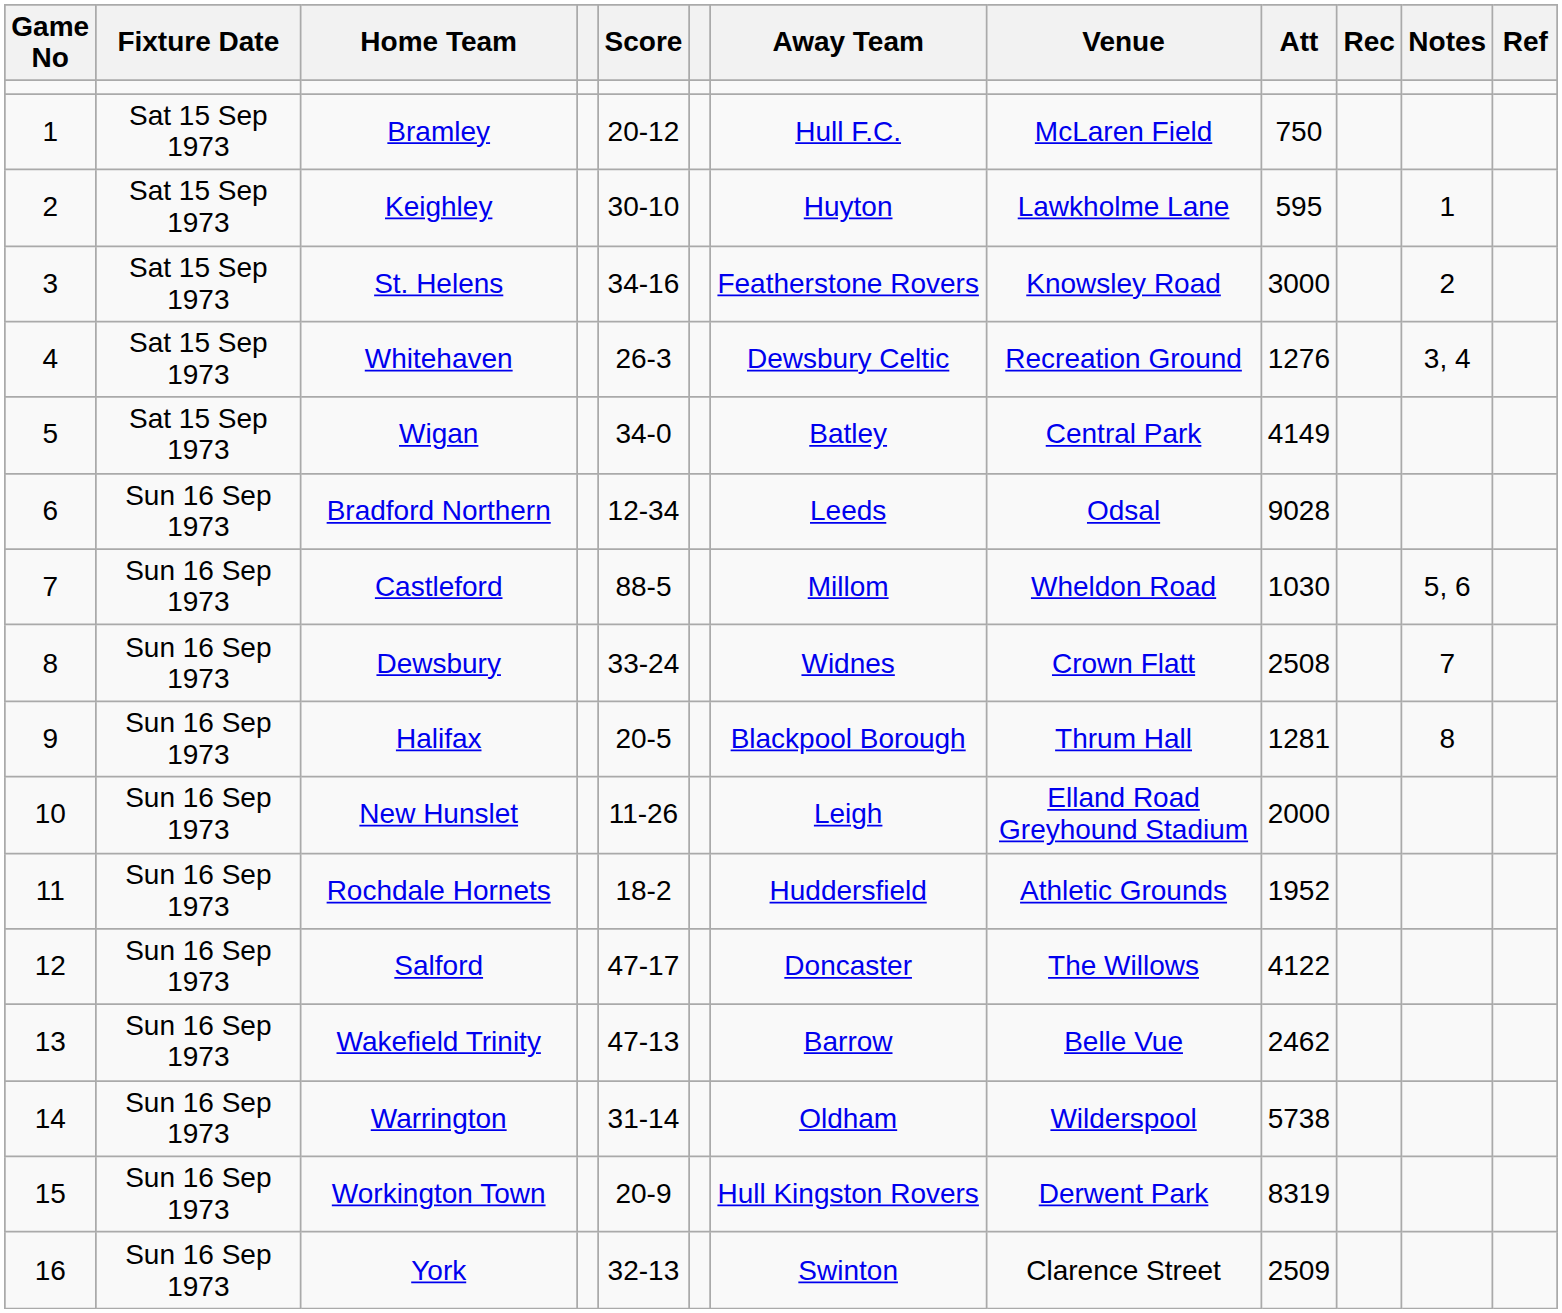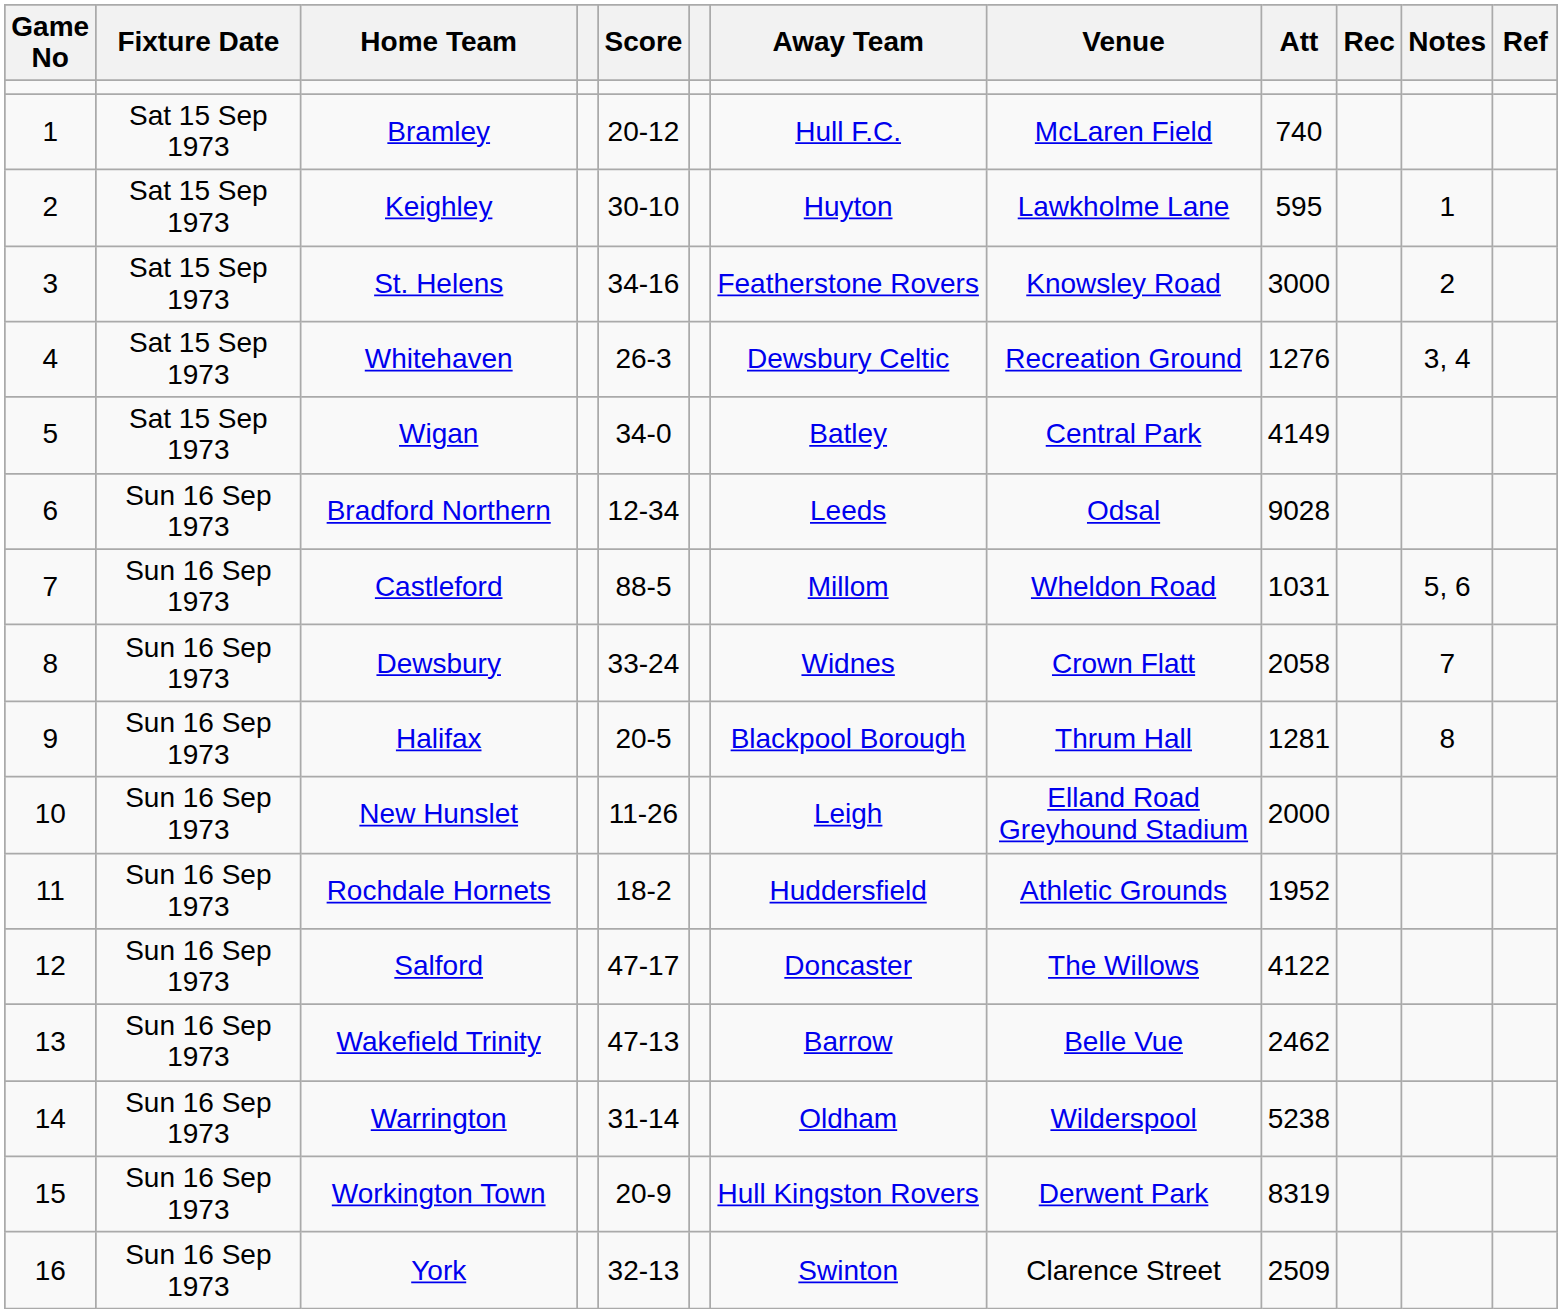(1299, 131) 750 -> (1299, 131) 740
(1299, 586) 1030 -> (1299, 586) 1031
(1299, 662) 2508 -> (1299, 662) 2058
(1299, 1118) 5738 -> (1299, 1118) 5238
